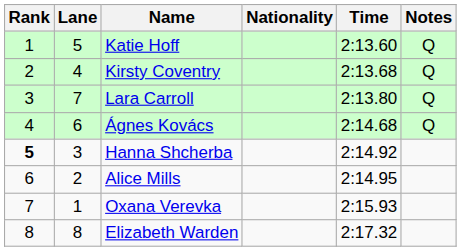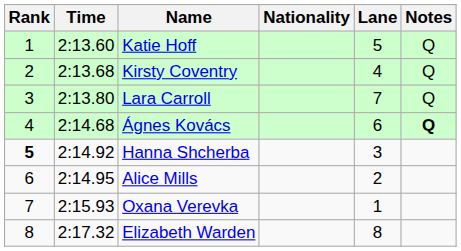columns swapped: (78, 17) <-> (369, 17)
(429, 125) normal -> (429, 125) bold
